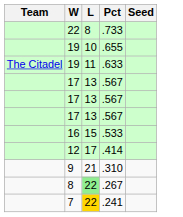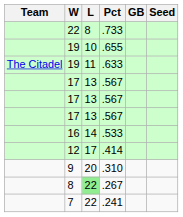+ column: (136, 13)
(91, 133) 15 -> (91, 133) 14
(91, 168) 21 -> (91, 168) 20
(91, 202) gold background -> (91, 202) no background
